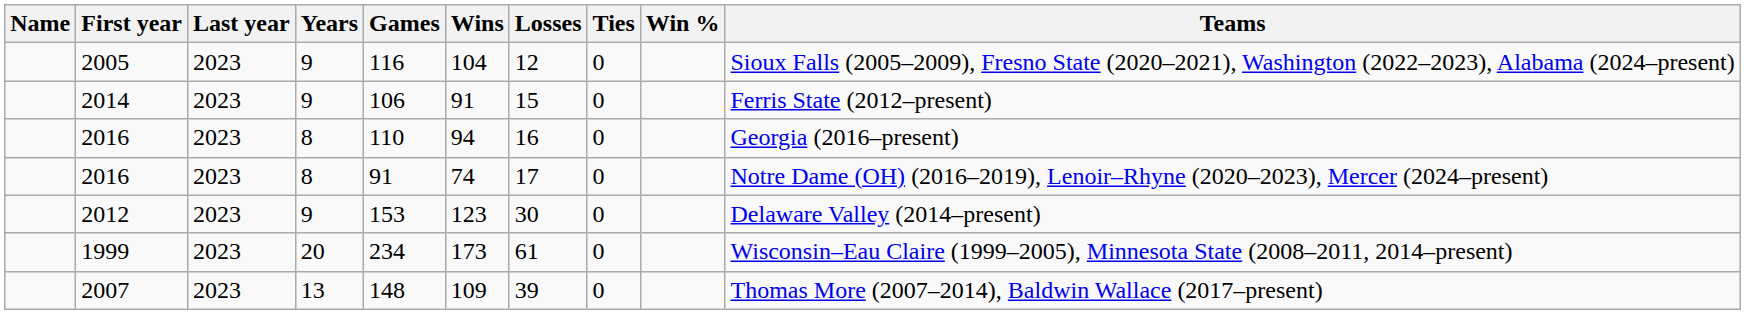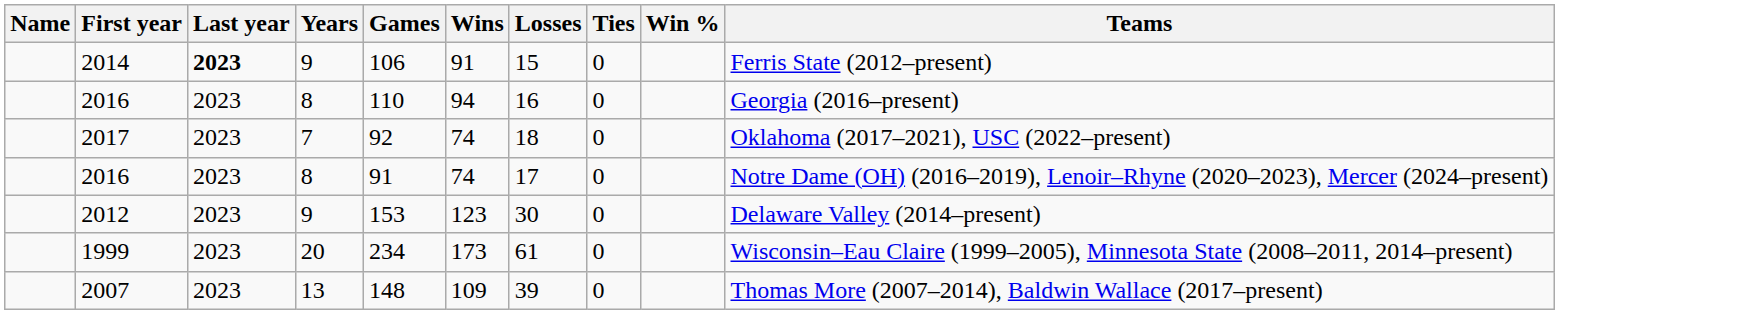- row: (105, 61)
(217, 99) normal -> (217, 61) bold
+ row: (105, 137)
